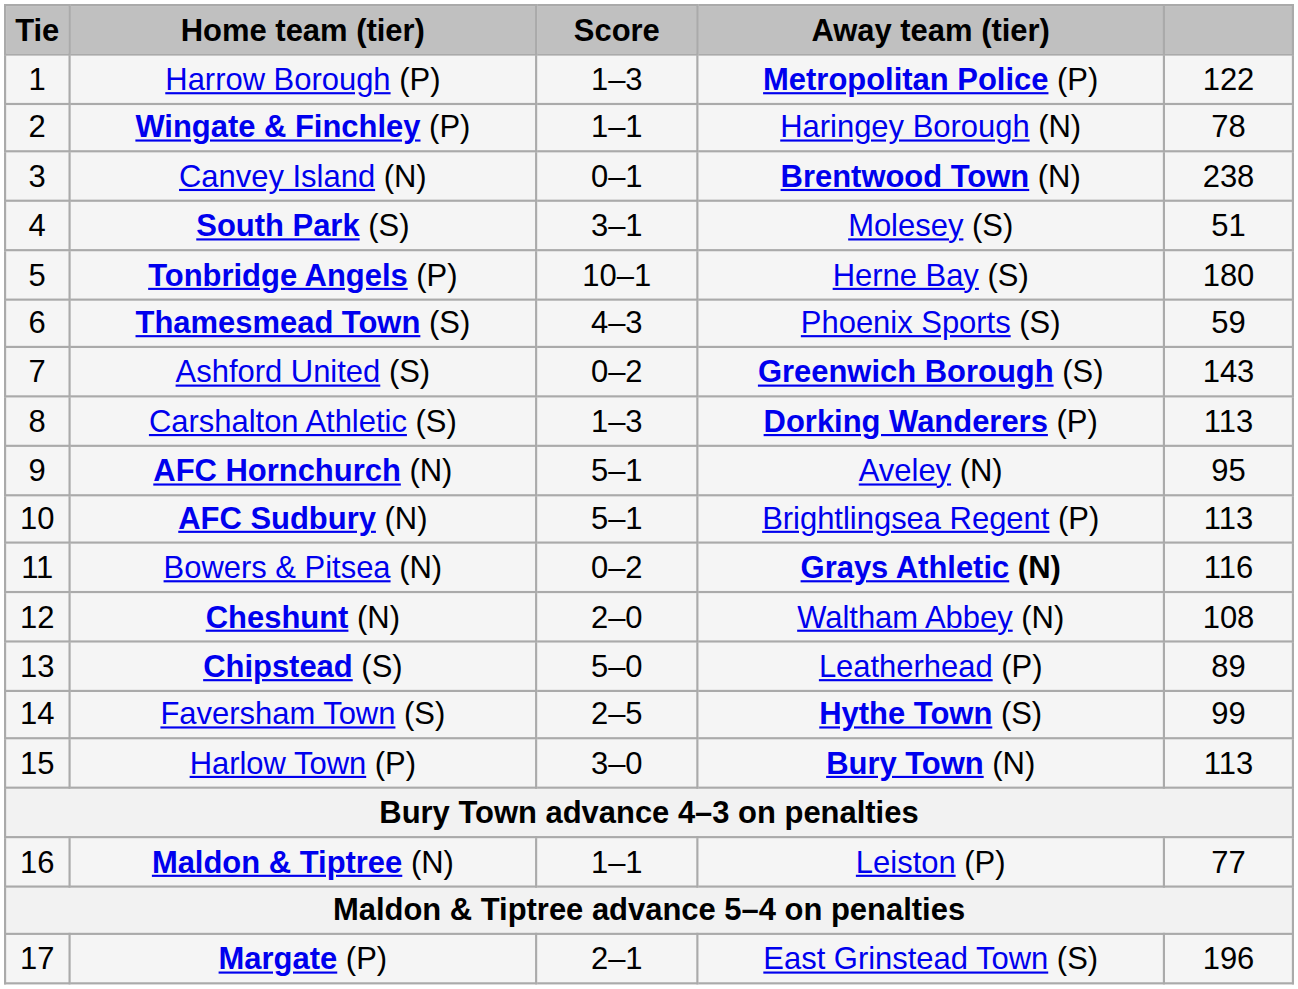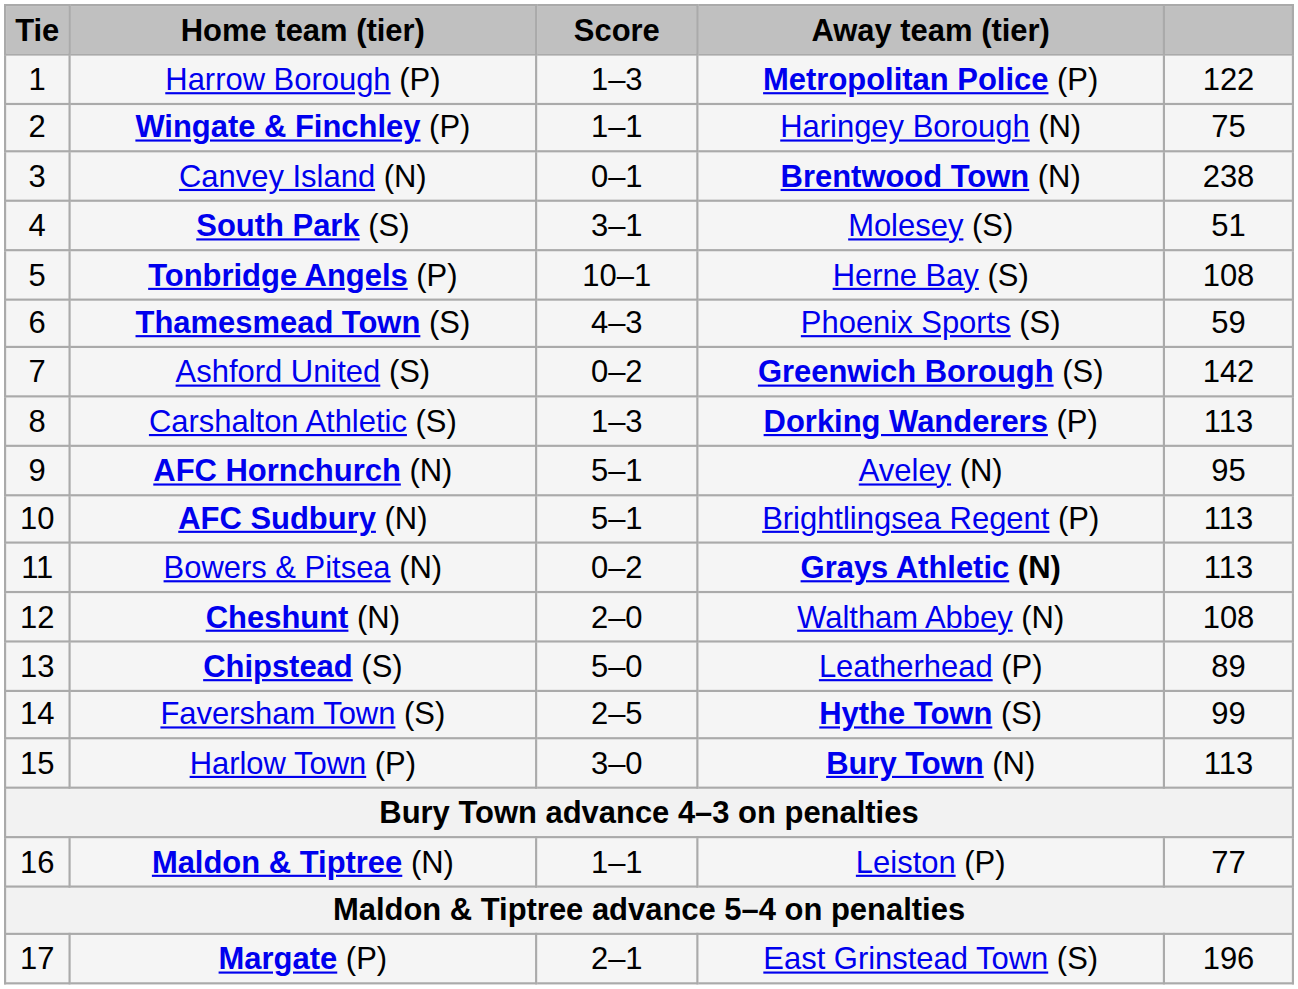(1229, 128) 78 -> (1229, 128) 75
(1229, 274) 180 -> (1229, 274) 108
(1229, 372) 143 -> (1229, 372) 142
(1229, 568) 116 -> (1229, 568) 113
